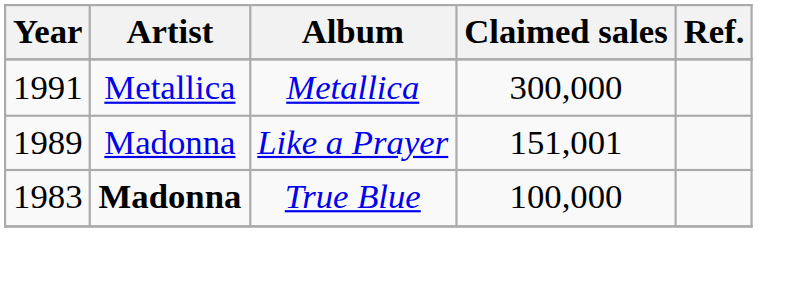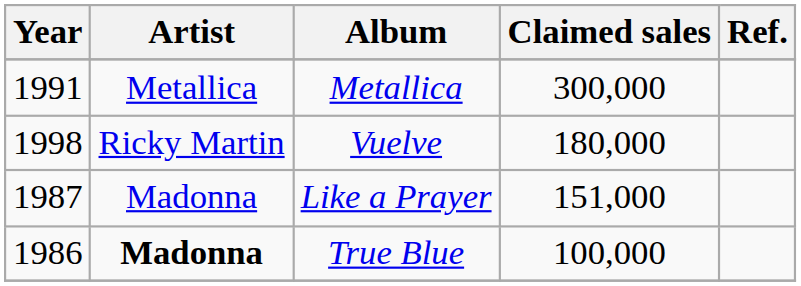+ row: (396, 142)
(48, 142) 1989 -> (48, 197) 1987
(566, 142) 151,001 -> (609, 197) 151,000
(48, 197) 1983 -> (48, 252) 1986
